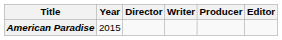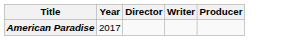- column: (261, 12)
(110, 27) 2015 -> (110, 27) 2017
